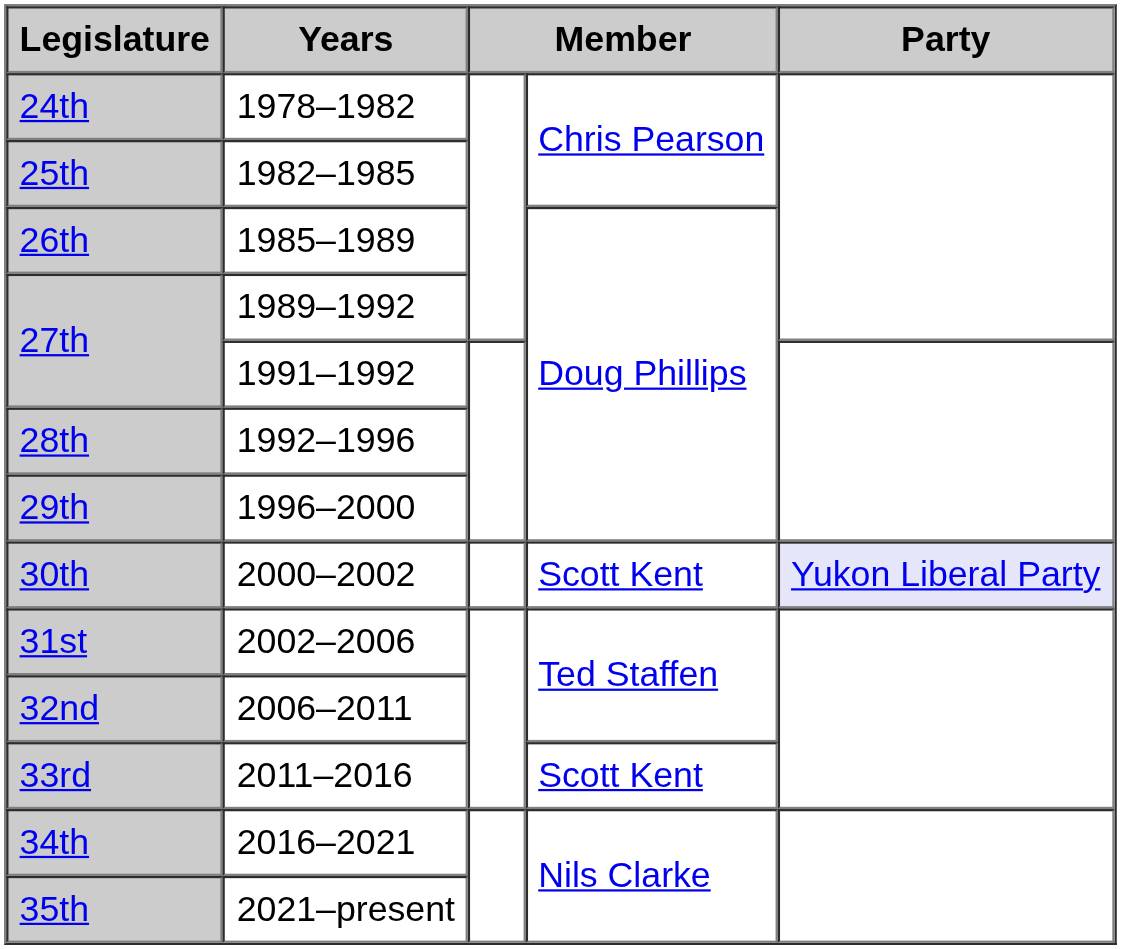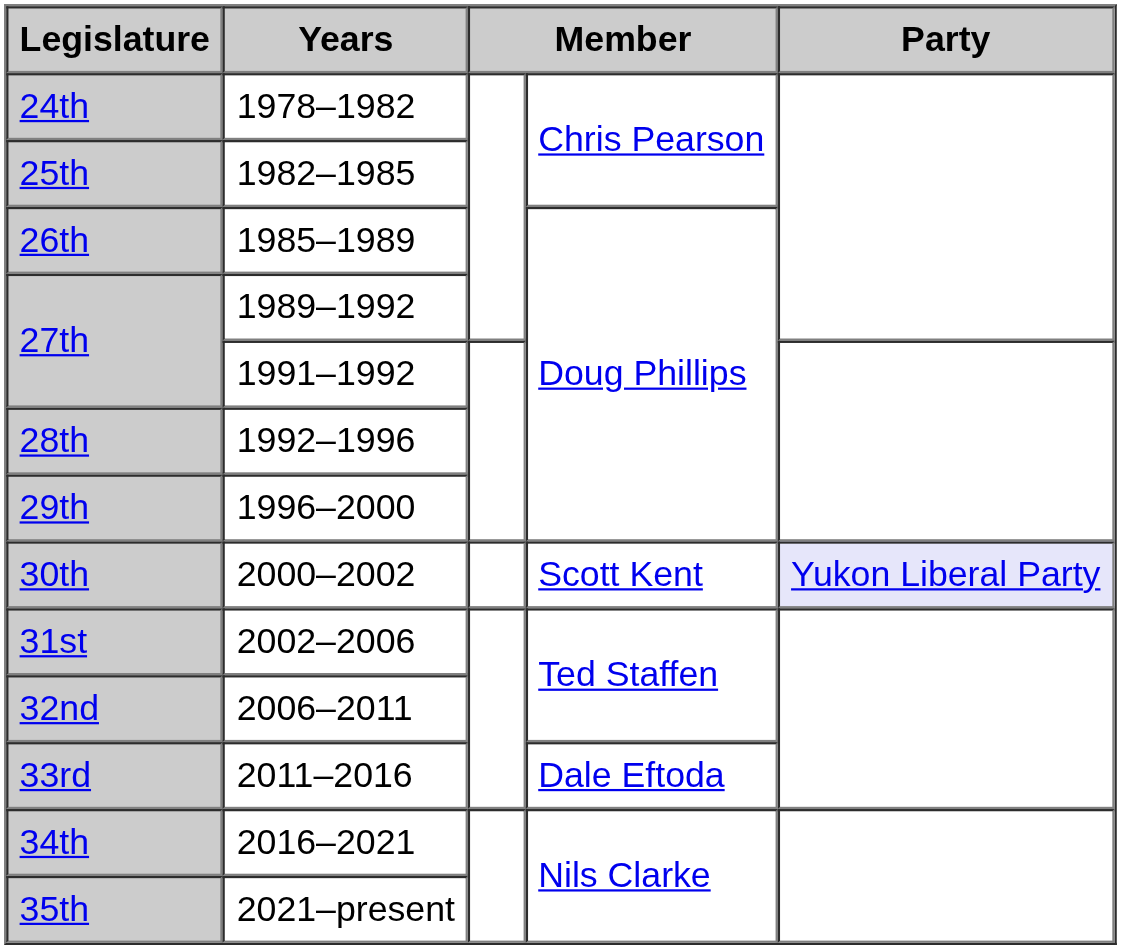(621, 774) Scott Kent -> (631, 774) Dale Eftoda
